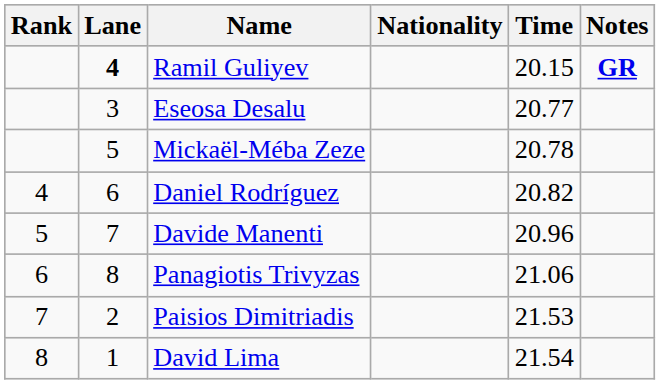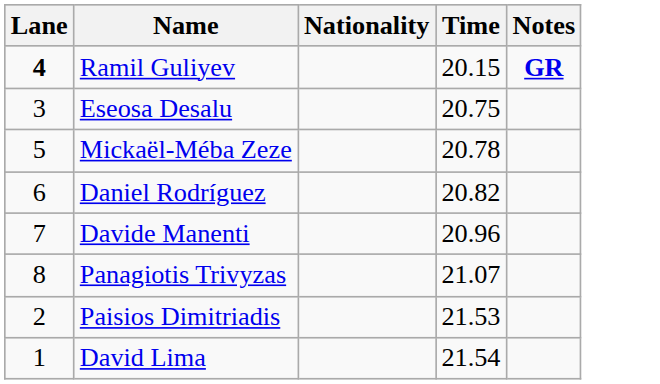- column: (42, 25)
(544, 108) 20.77 -> (471, 108) 20.75
(544, 274) 21.06 -> (471, 274) 21.07
